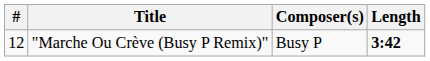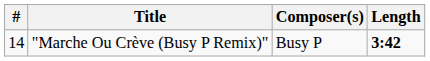(16, 42) 12 -> (16, 42) 14
